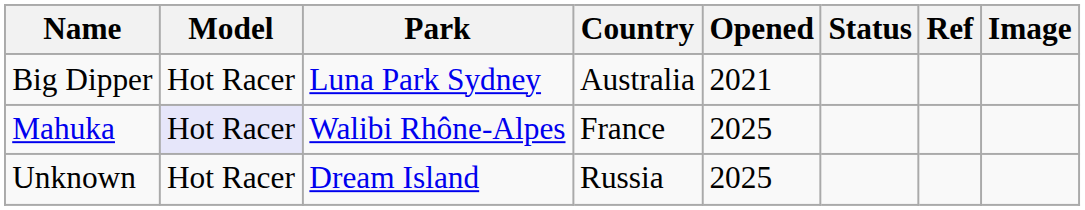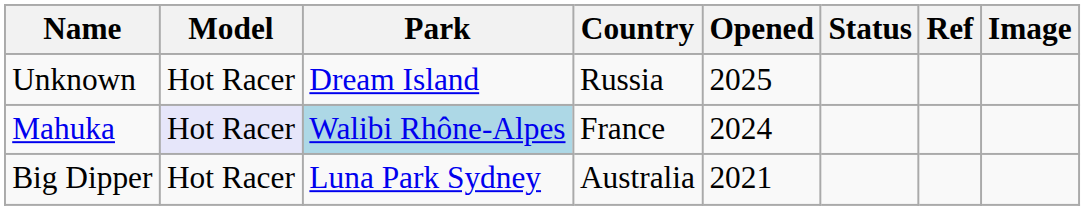rows swapped: (82, 79) <-> (74, 178)
(437, 128) no background -> (437, 128) lightblue background
(741, 128) 2025 -> (741, 128) 2024
